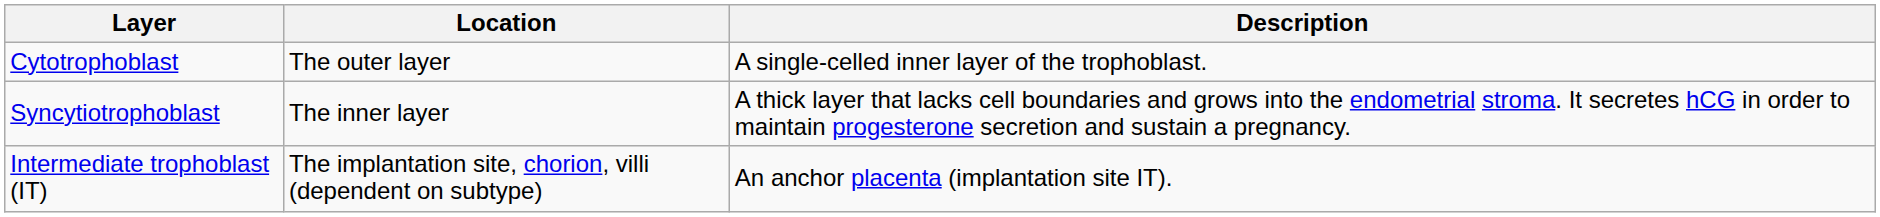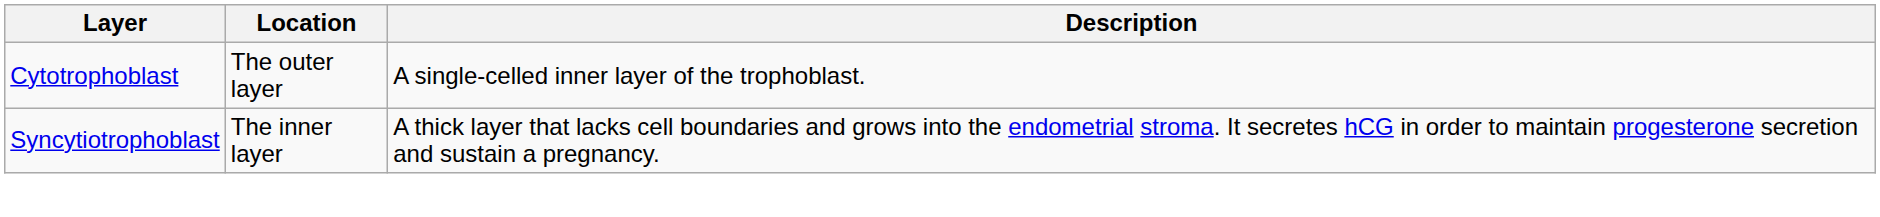- row: (140, 178)
